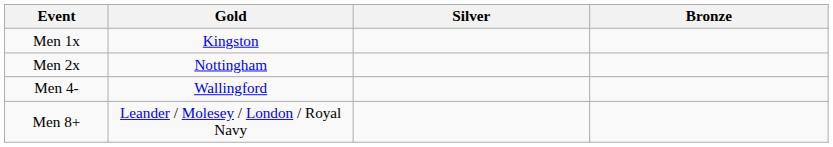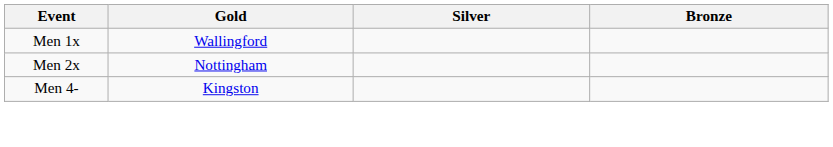(231, 40) Kingston -> (231, 40) Wallingford
(231, 88) Wallingford -> (231, 88) Kingston
- row: (56, 121)
